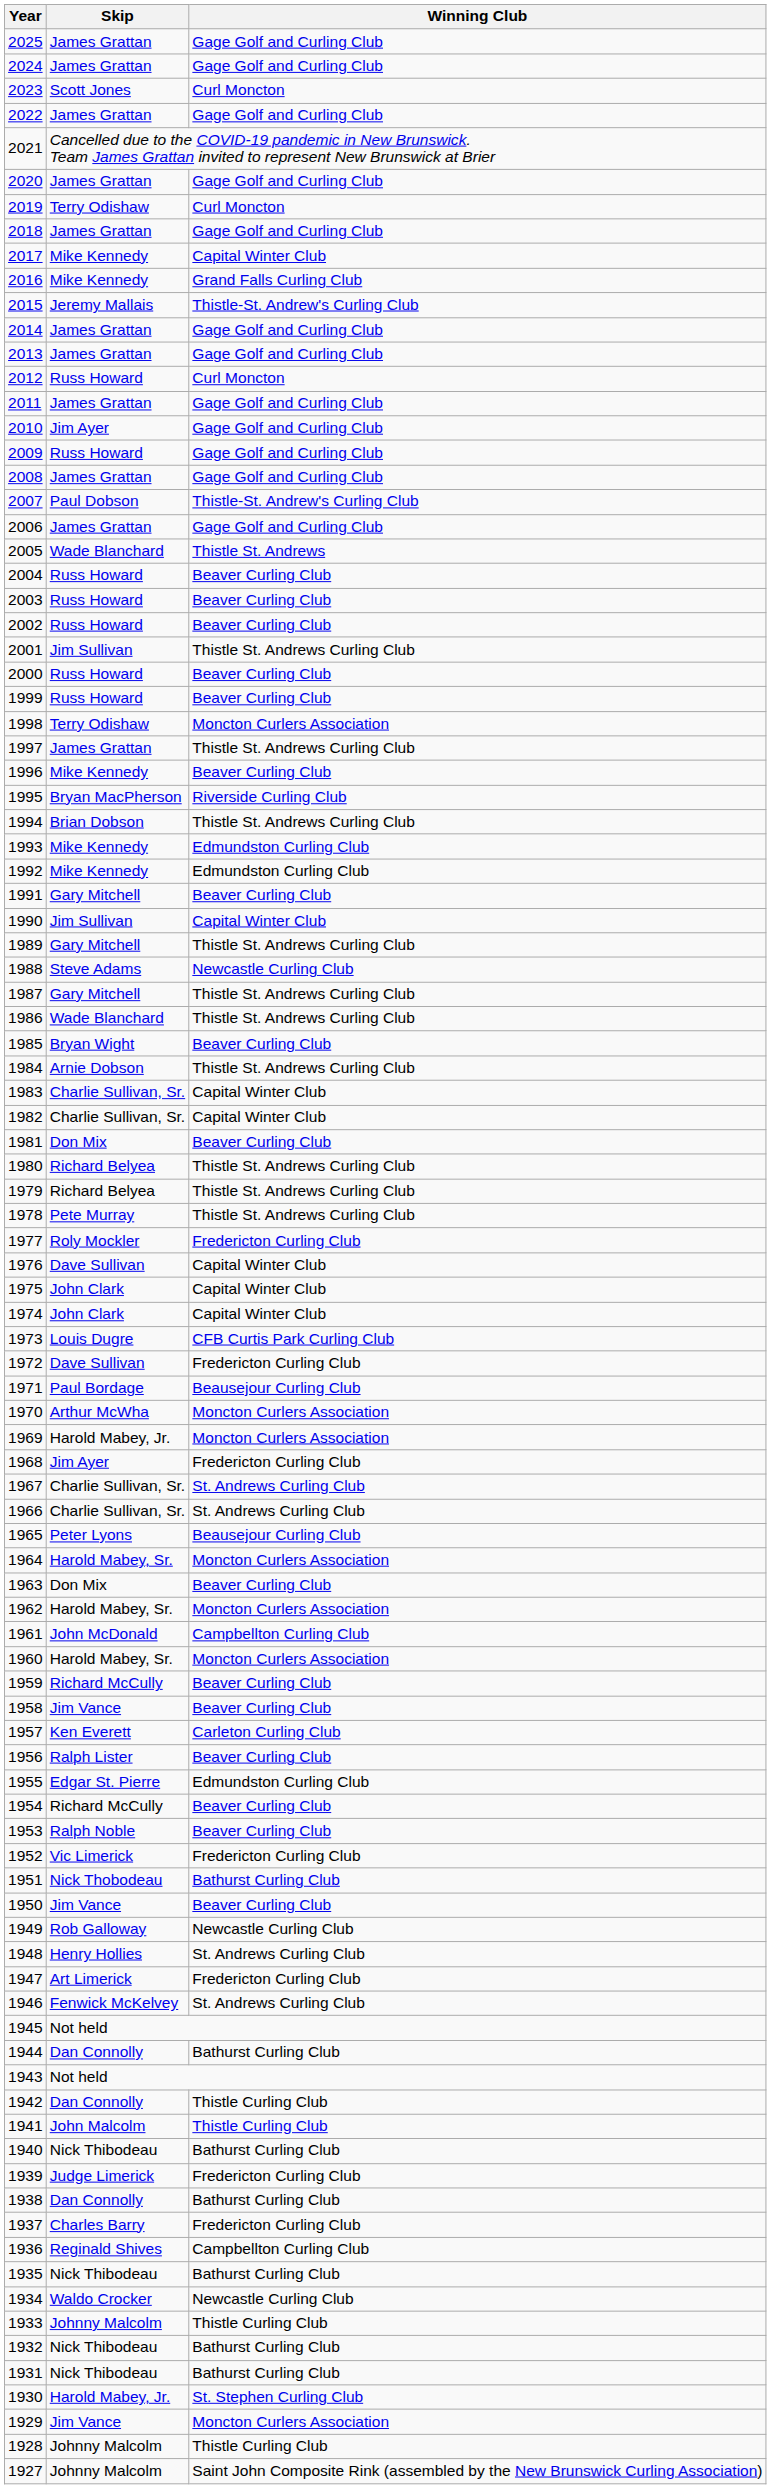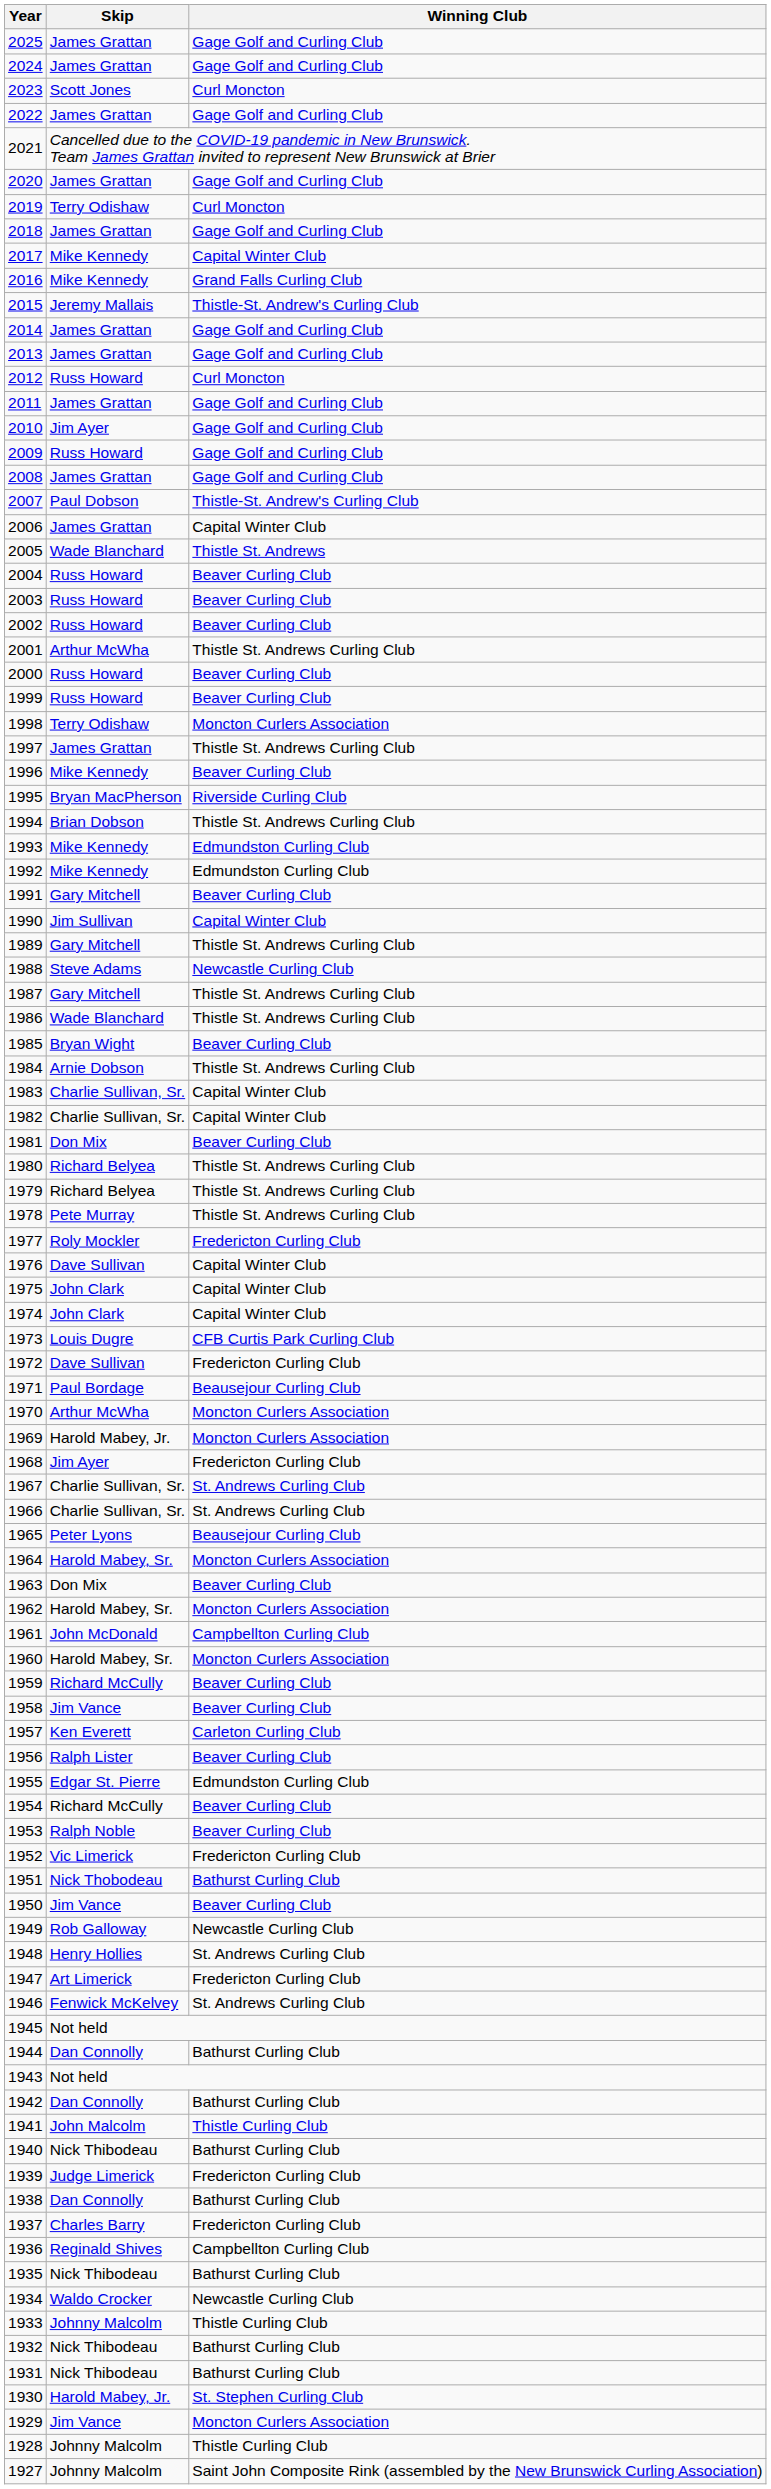(288, 526) Gage Golf and Curling Club -> (259, 526) Capital Winter Club
(91, 649) Jim Sullivan -> (99, 649) Arthur McWha
(260, 2101) Thistle Curling Club -> (266, 2101) Bathurst Curling Club
